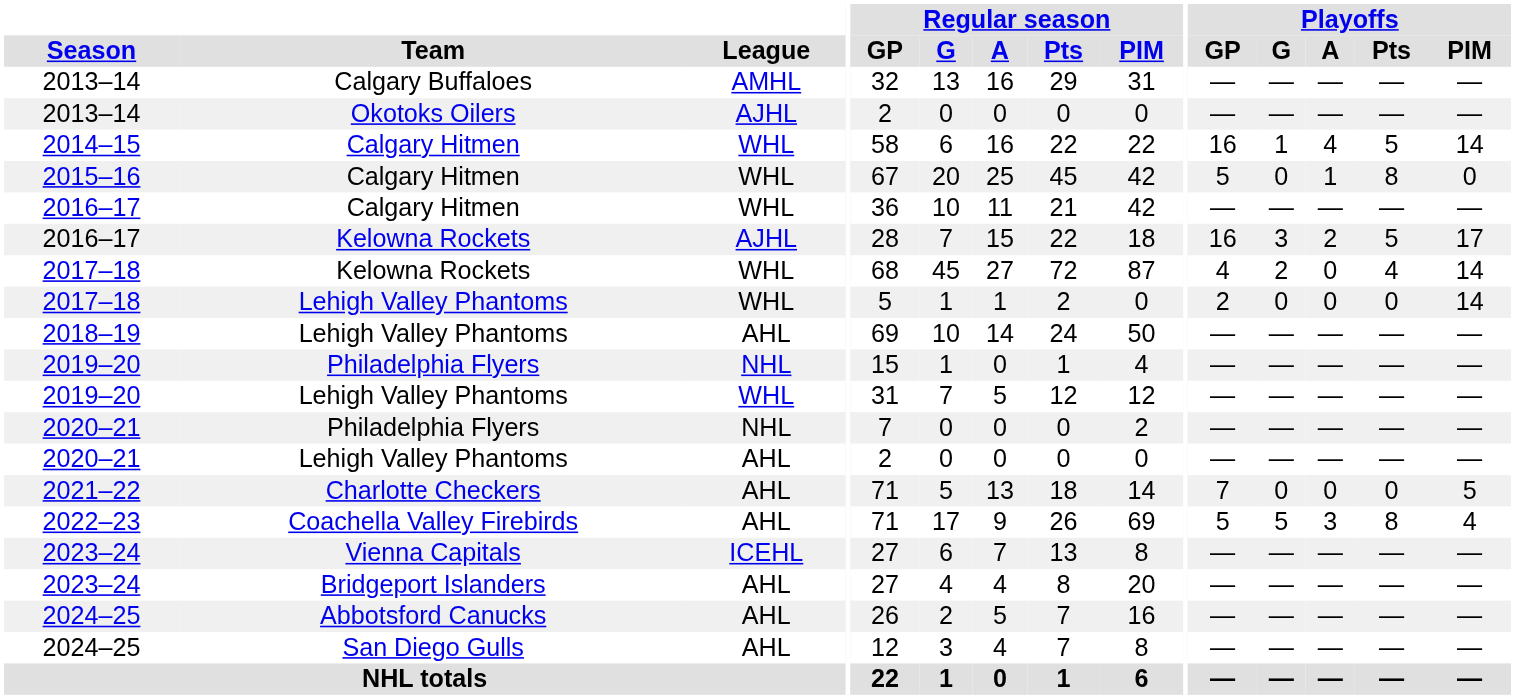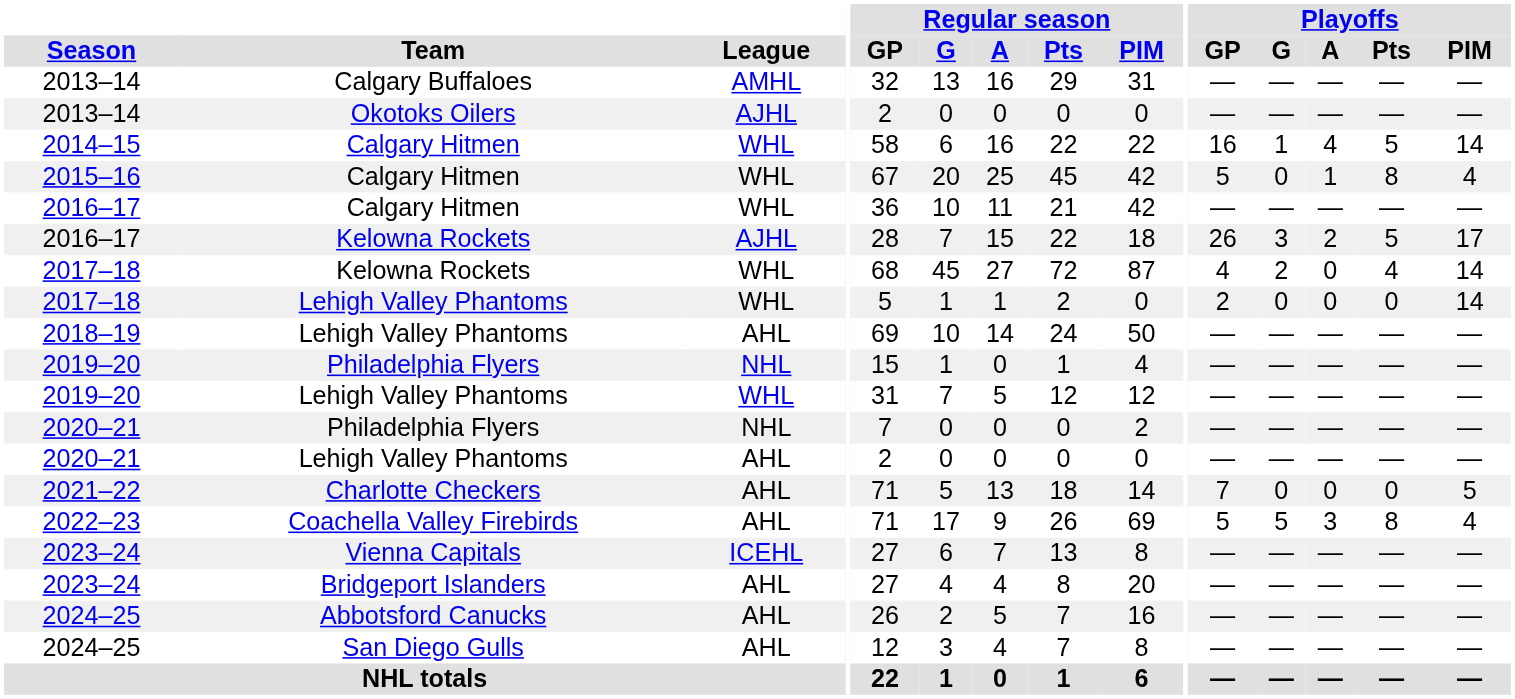(1470, 176) 0 -> (1470, 176) 4
(1223, 239) 16 -> (1223, 239) 26
